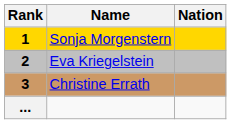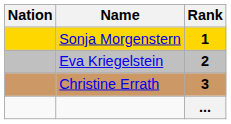columns swapped: (25, 15) <-> (200, 15)
